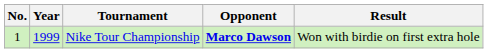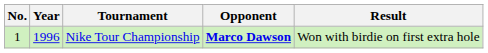(46, 37) 1999 -> (46, 37) 1996
